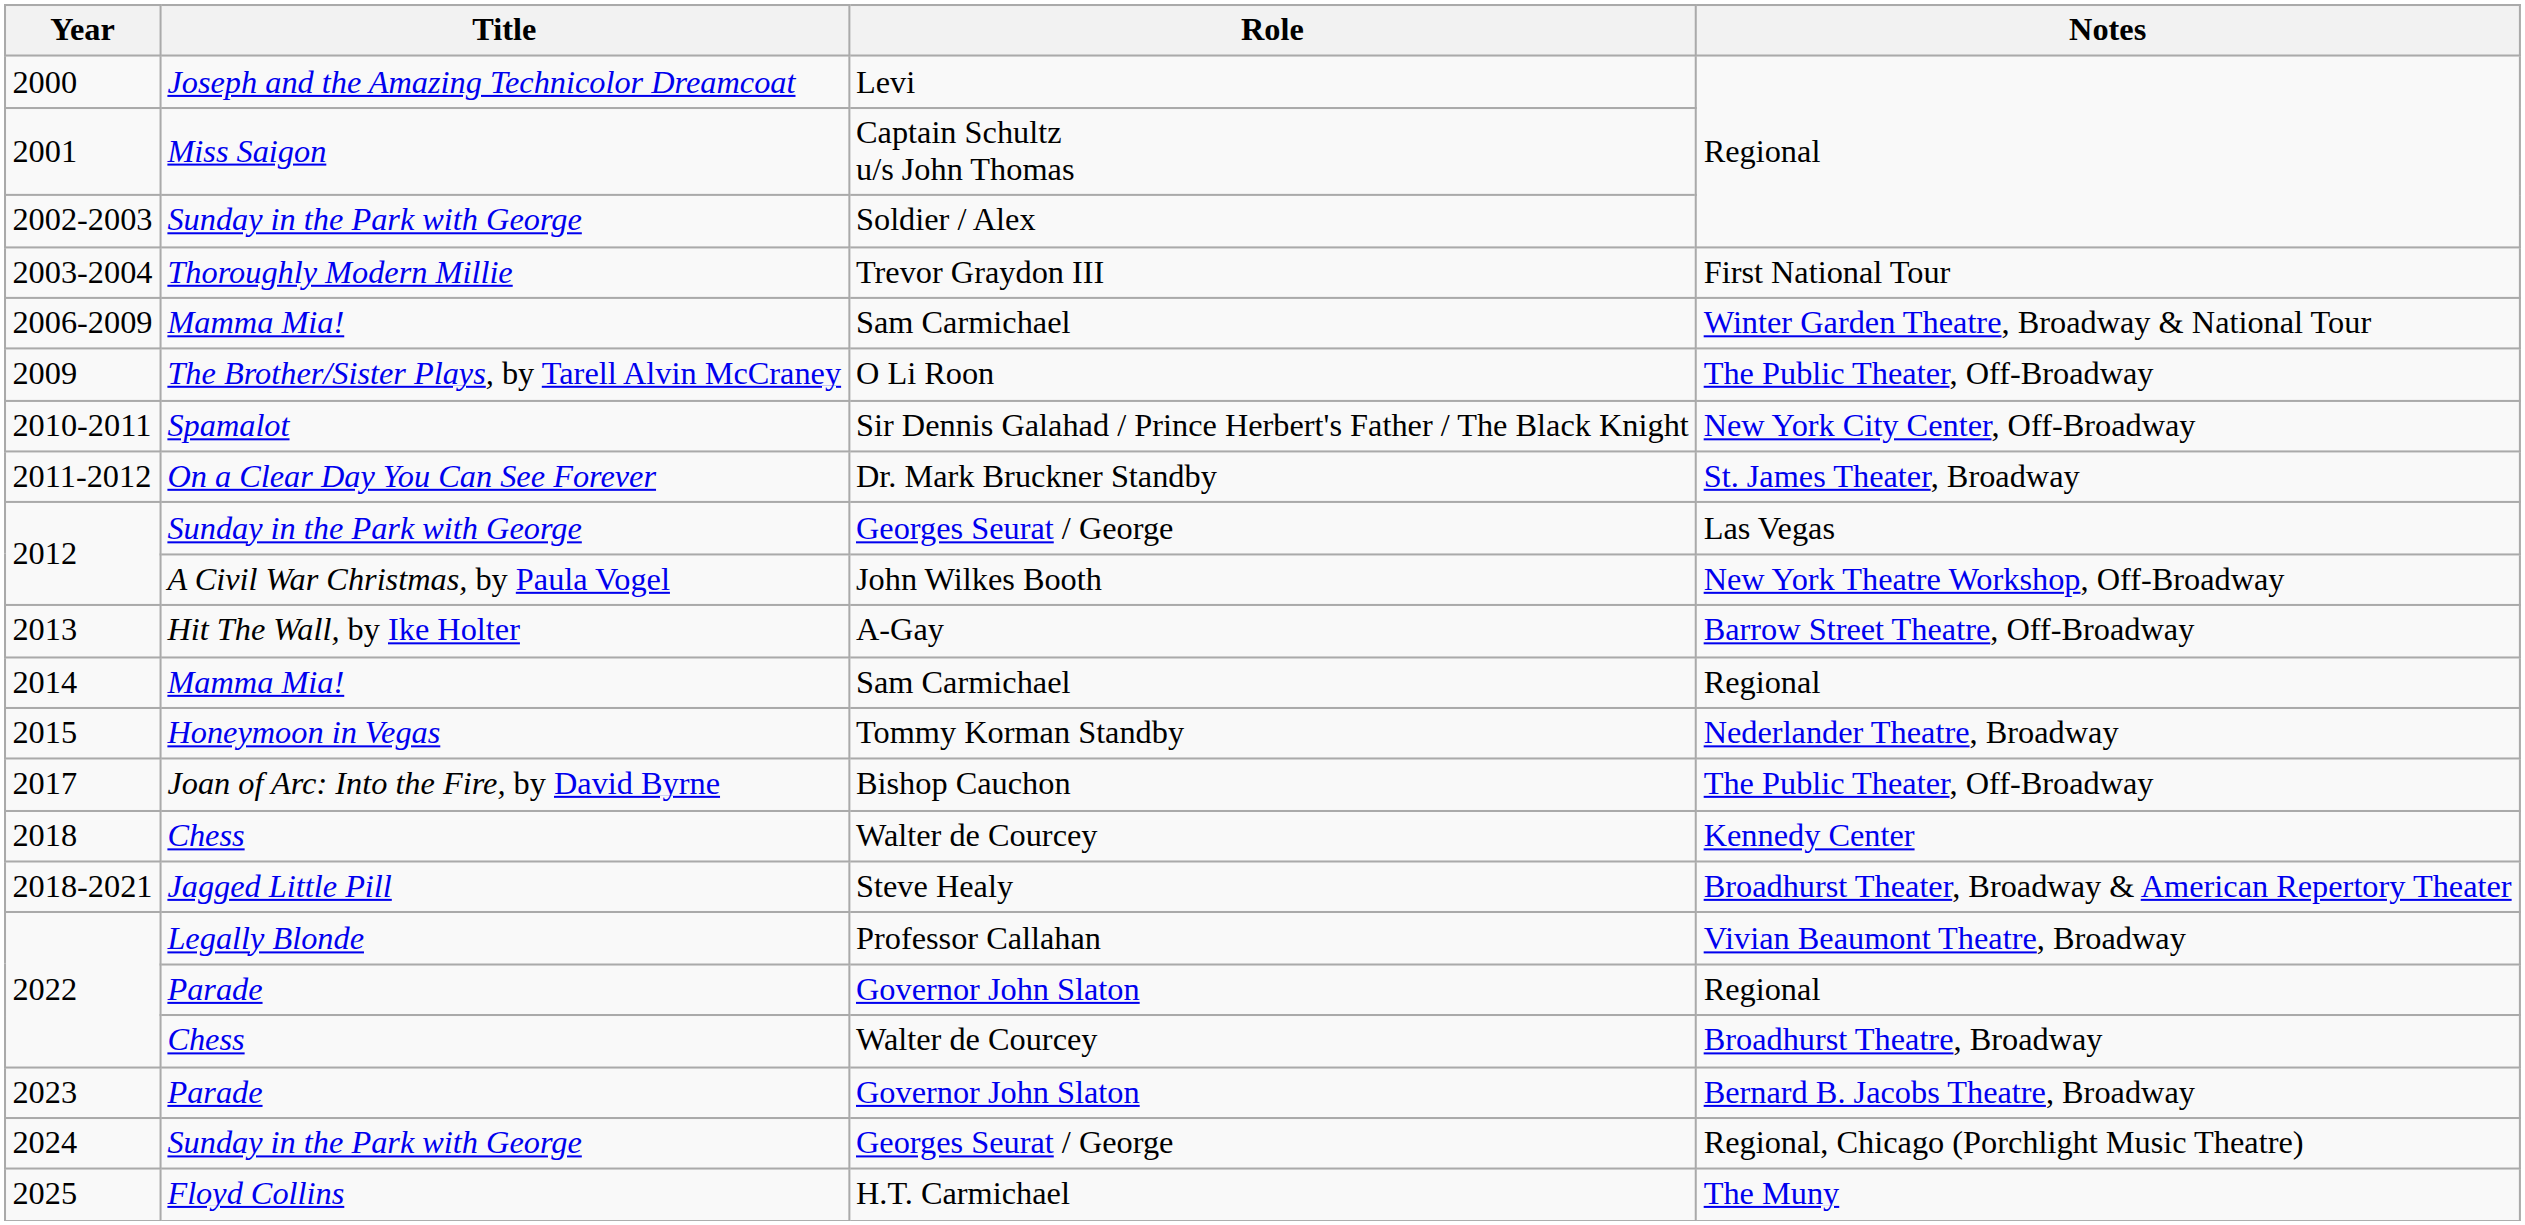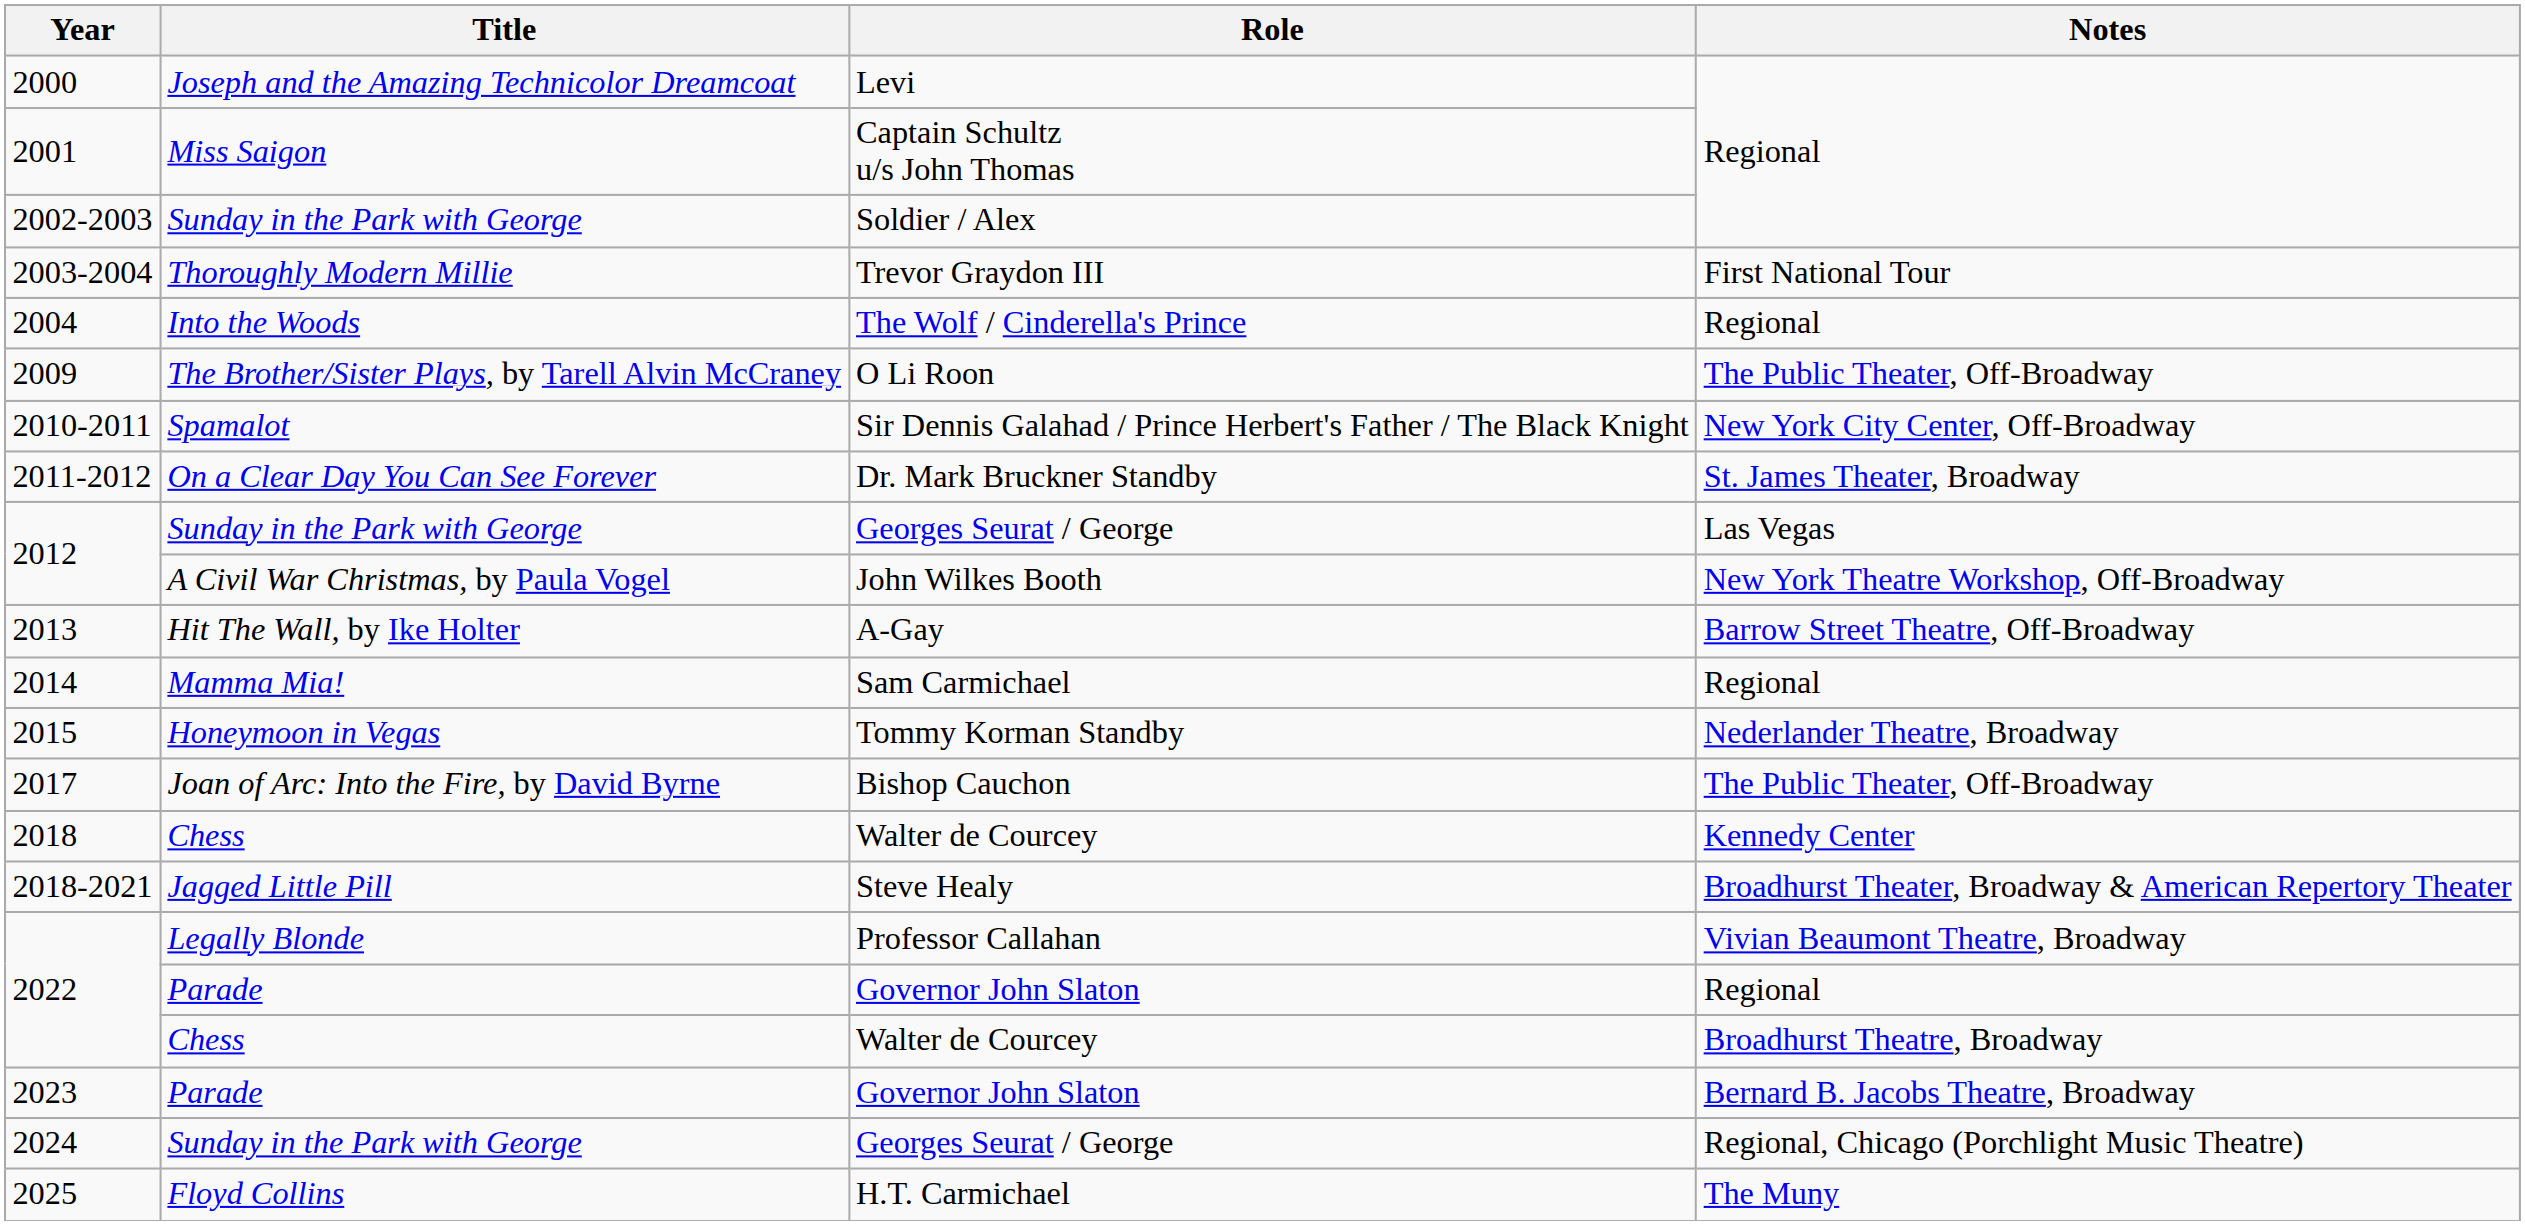+ row: (45, 322)
- row: (82, 322)
